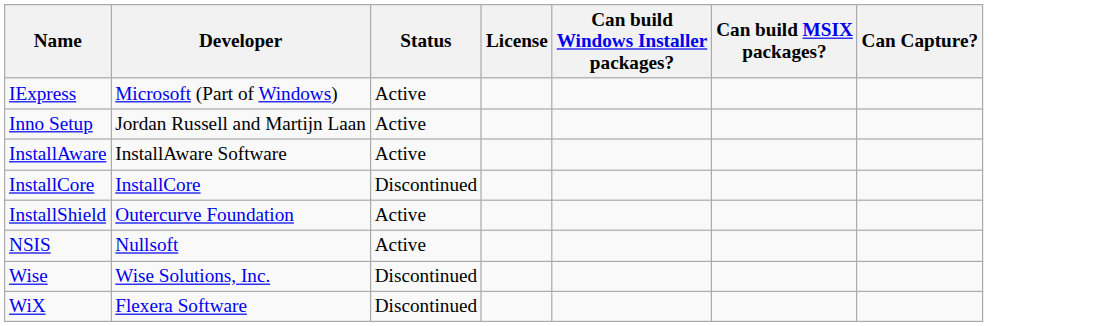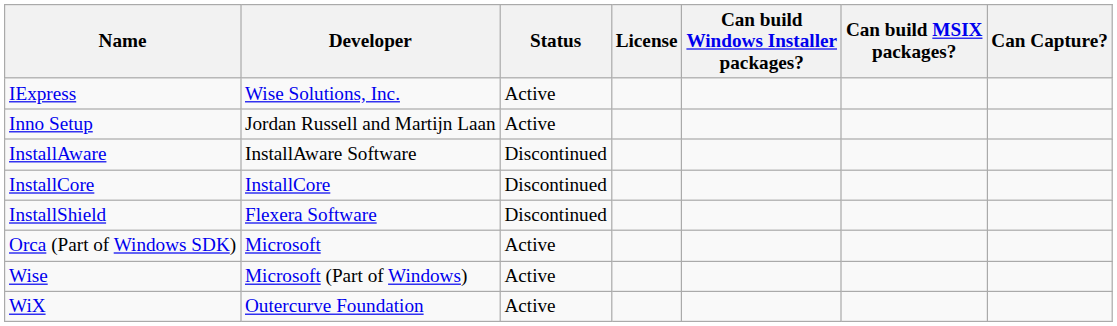(226, 93) Microsoft (Part of Windows) -> (322, 93) Wise Solutions, Inc.
(400, 154) Active -> (556, 154) Discontinued
(205, 215) Outercurve Foundation -> (311, 215) Flexera Software
(400, 215) Active -> (556, 215) Discontinued
- row: (30, 245)
+ row: (123, 245)
(193, 276) Wise Solutions, Inc. -> (356, 276) Microsoft (Part of Windows)
(426, 276) Discontinued -> (530, 276) Active
(181, 306) Flexera Software -> (334, 306) Outercurve Foundation
(426, 306) Discontinued -> (530, 306) Active
